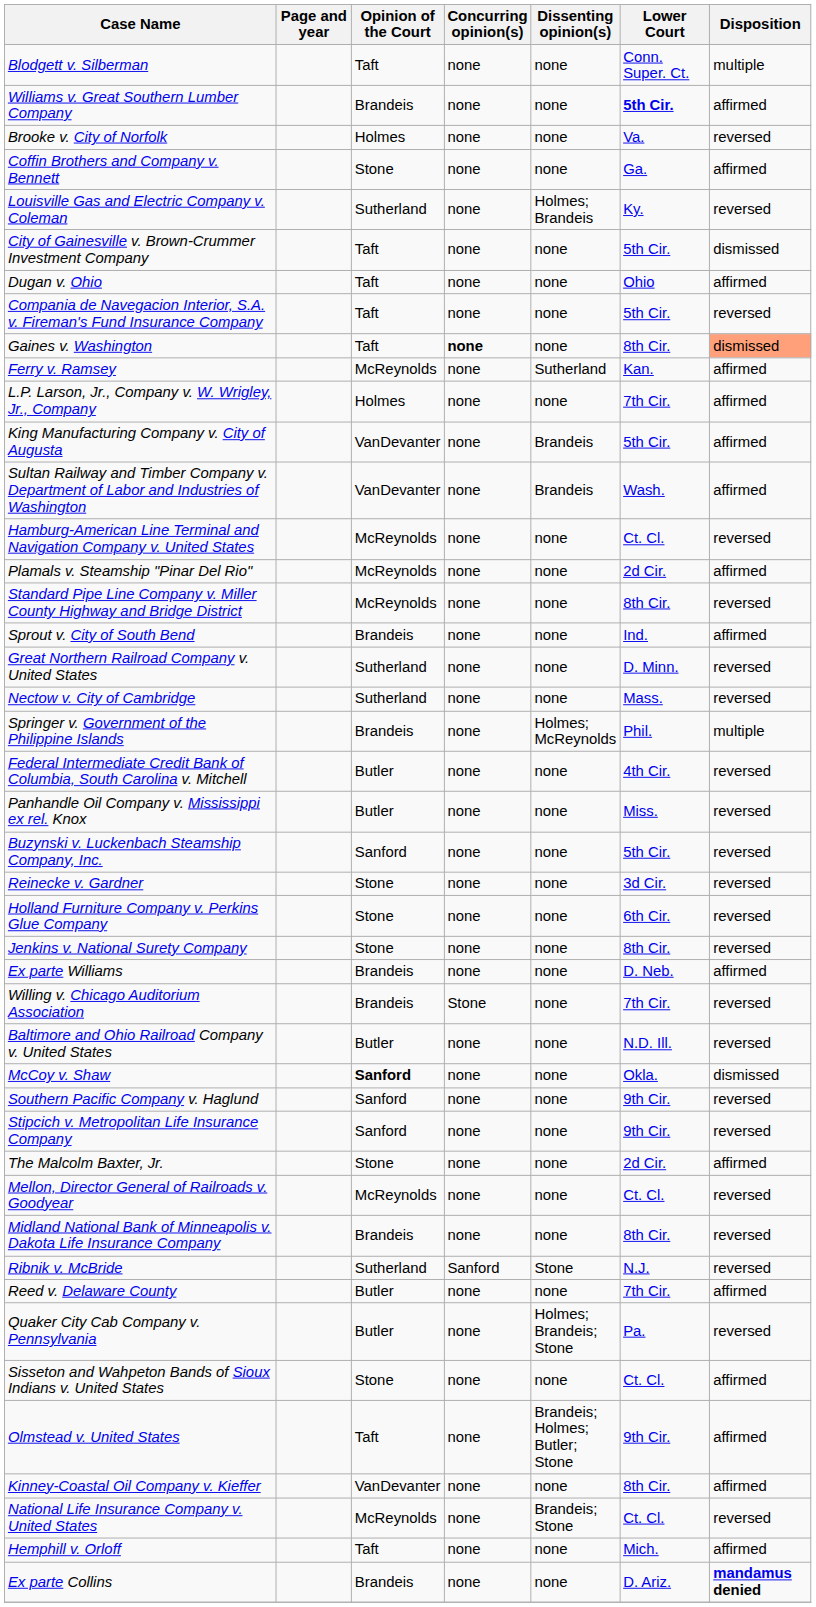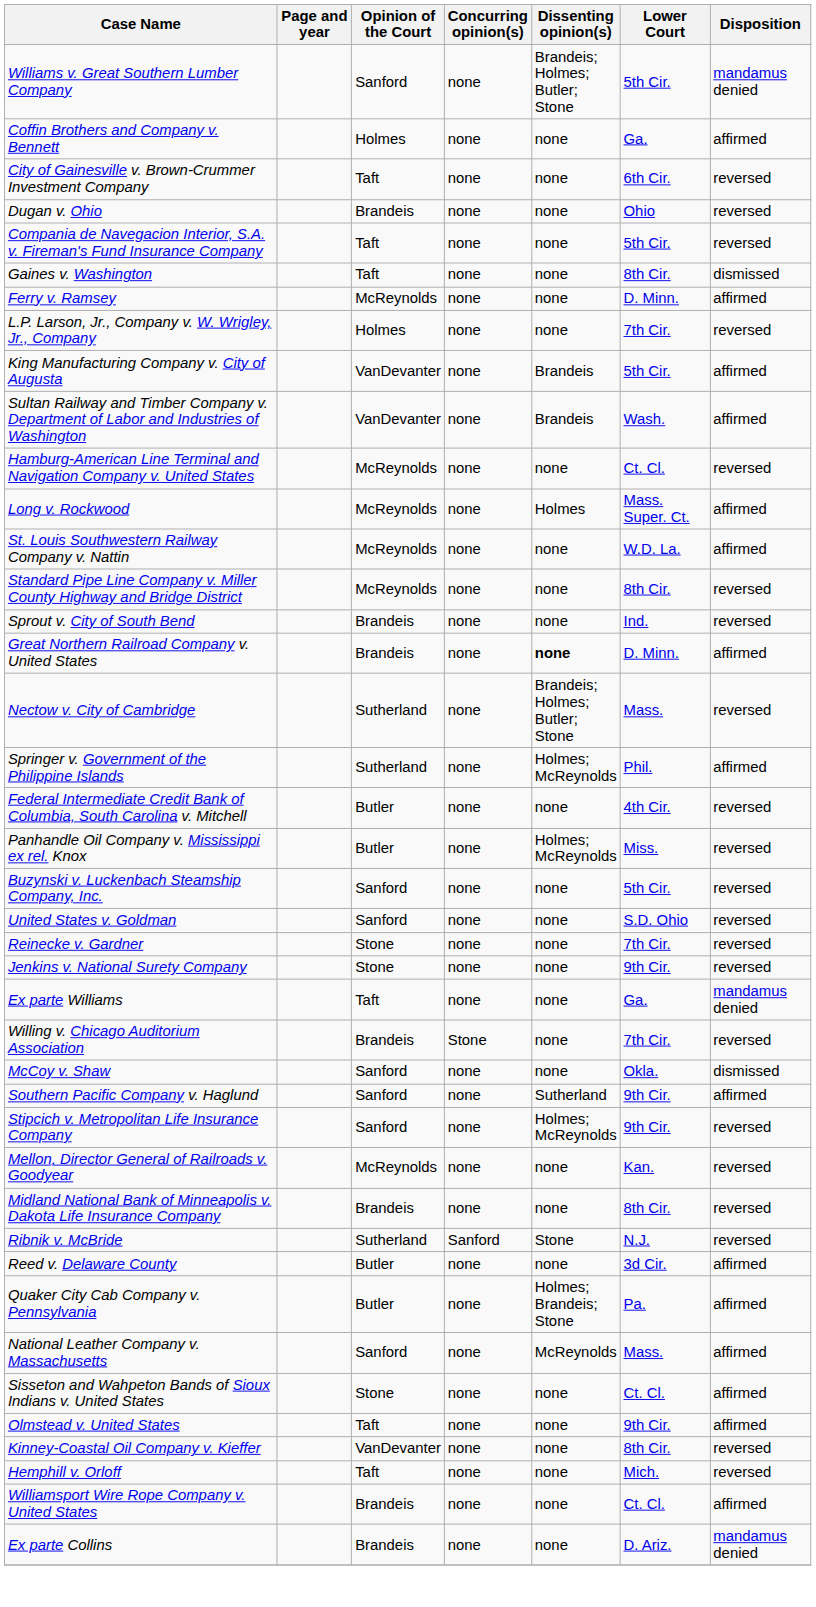- row: (78, 65)
(384, 105) Brandeis -> (381, 81) Sanford
(551, 105) none -> (566, 81) Brandeis; Holmes; Butler; Stone
(648, 105) bold -> (647, 81) normal
(740, 105) affirmed -> (750, 81) mandamus denied
- row: (88, 137)
(374, 169) Stone -> (380, 138) Holmes
- row: (136, 209)
(647, 249) 5th Cir. -> (647, 179) 6th Cir.
(746, 249) dismissed -> (742, 179) reversed
(367, 281) Taft -> (385, 211) Brandeis
(740, 281) affirmed -> (742, 211) reversed
(465, 345) bold -> (464, 275) normal
(746, 345) lightsalmon background -> (746, 275) no background
(570, 369) Sutherland -> (551, 298) none
(638, 369) Kan. -> (651, 298) D. Minn.
(740, 401) affirmed -> (742, 330) reversed
+ row: (69, 508)
- row: (130, 571)
+ row: (113, 549)
(740, 635) affirmed -> (742, 621) reversed
(391, 667) Sutherland -> (385, 653) Brandeis
(551, 667) normal -> (553, 653) bold
(742, 667) reversed -> (740, 653) affirmed
(551, 699) none -> (566, 710) Brandeis; Holmes; Butler; Stone
(384, 731) Brandeis -> (391, 767) Sutherland
(739, 731) multiple -> (740, 767) affirmed
(551, 811) none -> (576, 848) Holmes; McReynolds
+ row: (92, 920)
(645, 883) 3d Cir. -> (647, 944) 7th Cir.
- row: (133, 915)
(647, 947) 8th Cir. -> (647, 967) 9th Cir.
(384, 971) Brandeis -> (367, 999) Taft
(648, 971) D. Neb. -> (636, 999) Ga.
(740, 971) affirmed -> (750, 999) mandamus denied
- row: (135, 1043)
(383, 1075) bold -> (381, 1071) normal
(551, 1099) none -> (571, 1095) Sutherland
(742, 1099) reversed -> (740, 1095) affirmed
(551, 1131) none -> (576, 1127) Holmes; McReynolds
- row: (86, 1163)
(644, 1195) Ct. Cl. -> (639, 1167) Kan.
(647, 1291) 7th Cir. -> (645, 1263) 3d Cir.
(742, 1331) reversed -> (740, 1304) affirmed
+ row: (104, 1352)
(566, 1437) Brandeis; Holmes; Butler; Stone -> (551, 1425) none
(740, 1486) affirmed -> (742, 1448) reversed
- row: (125, 1518)
(740, 1549) affirmed -> (742, 1472) reversed
+ row: (127, 1504)
(753, 1581) bold -> (750, 1544) normal
